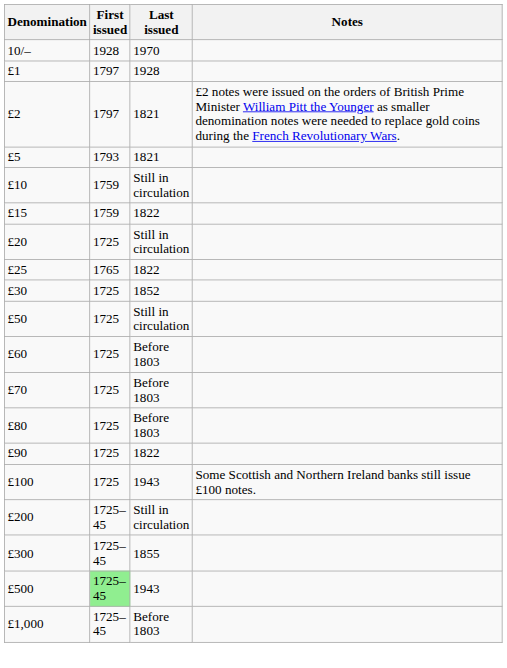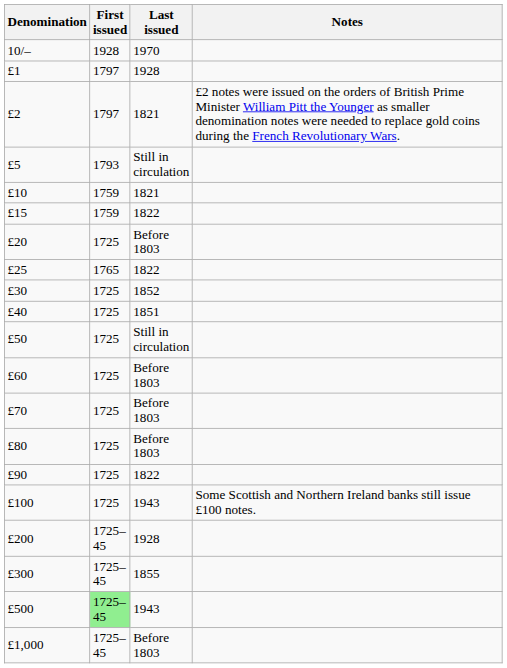(146, 157) 1821 -> (161, 164) Still in circulation
(161, 185) Still in circulation -> (146, 192) 1821
(161, 241) Still in circulation -> (151, 241) Before 1803
+ row: (17, 311)
(161, 517) Still in circulation -> (146, 538) 1928
